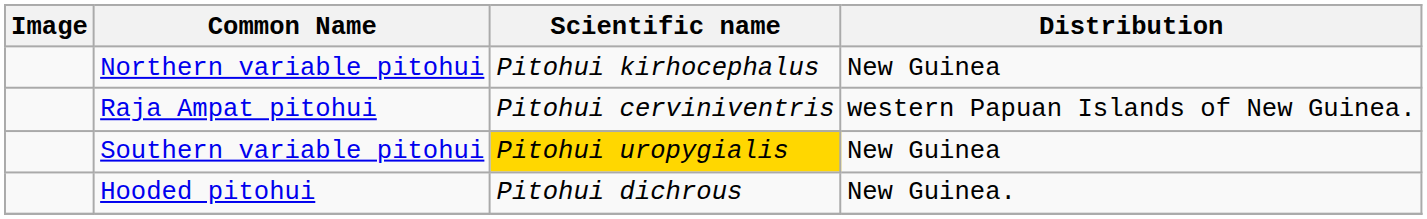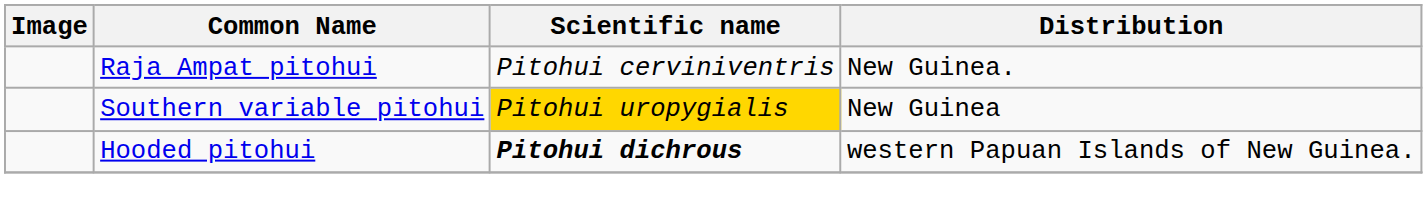- row: (292, 68)
(1131, 109) western Papuan Islands of New Guinea. -> (931, 68) New Guinea.
(620, 193) normal -> (620, 151) bold
(931, 193) New Guinea. -> (1131, 151) western Papuan Islands of New Guinea.
